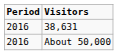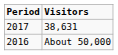(18, 27) 2016 -> (18, 27) 2017
